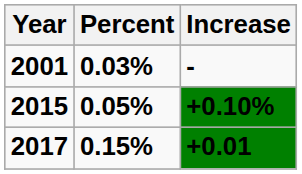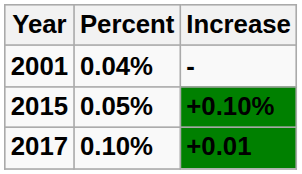(116, 65) 0.03% -> (116, 65) 0.04%
(116, 147) 0.15% -> (116, 147) 0.10%
